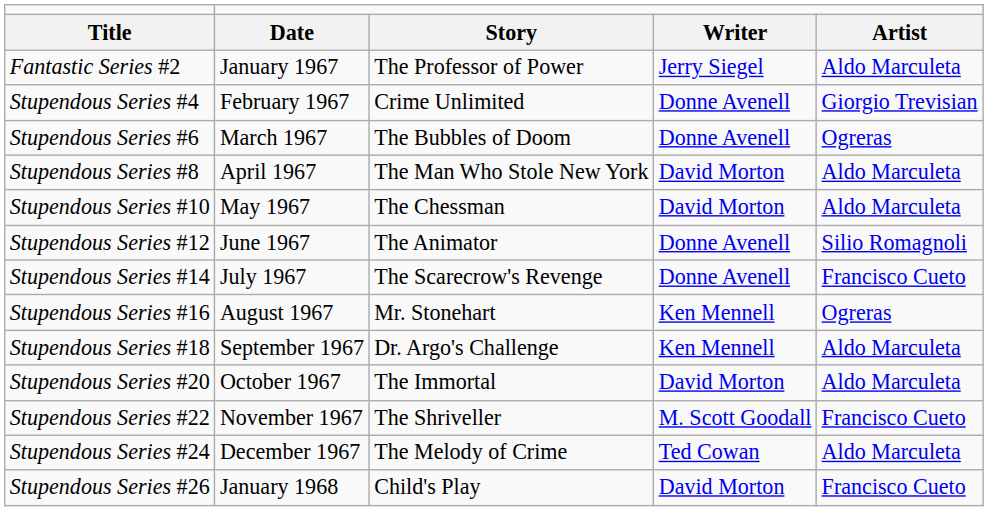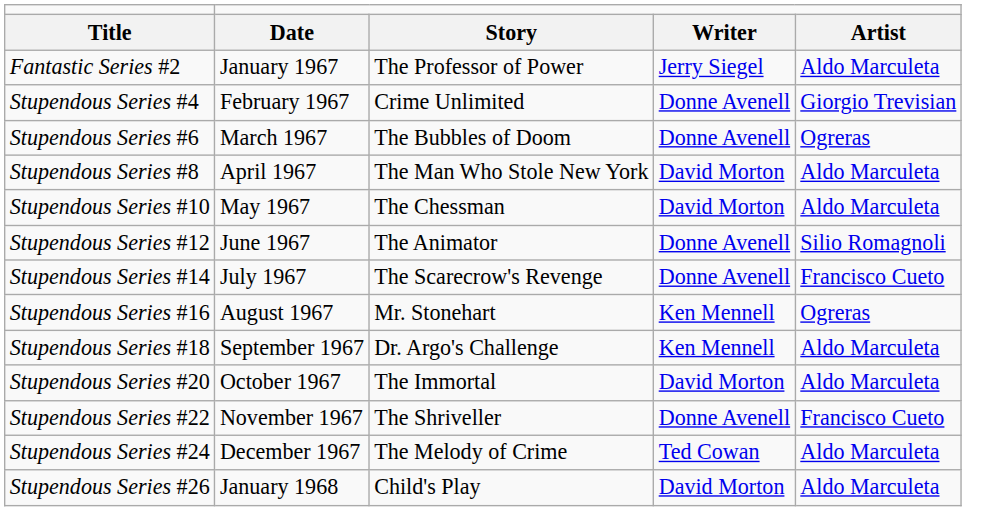(735, 417) M. Scott Goodall -> (724, 417) Donne Avenell
(894, 487) Francisco Cueto -> (870, 487) Aldo Marculeta
